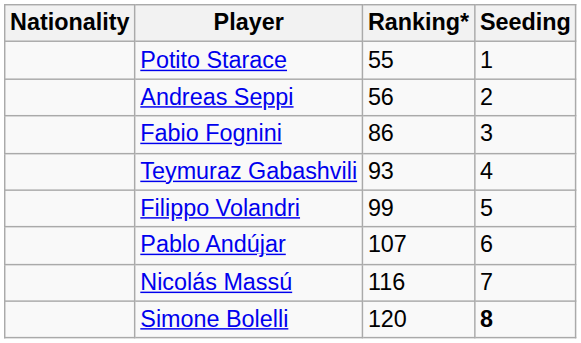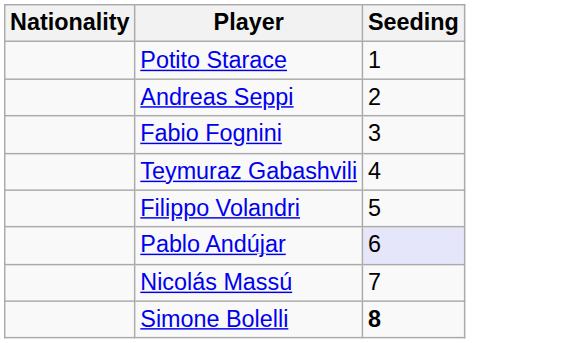- column: (419, 23)
(486, 245) no background -> (374, 245) lavender background
